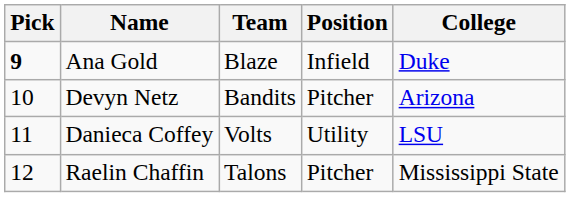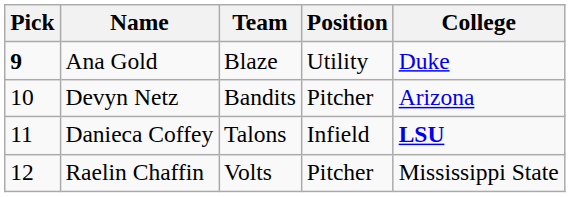(338, 60) Infield -> (337, 60) Utility
(248, 135) Volts -> (255, 135) Talons
(337, 135) Utility -> (338, 135) Infield
(421, 135) normal -> (422, 135) bold
(255, 172) Talons -> (248, 172) Volts
